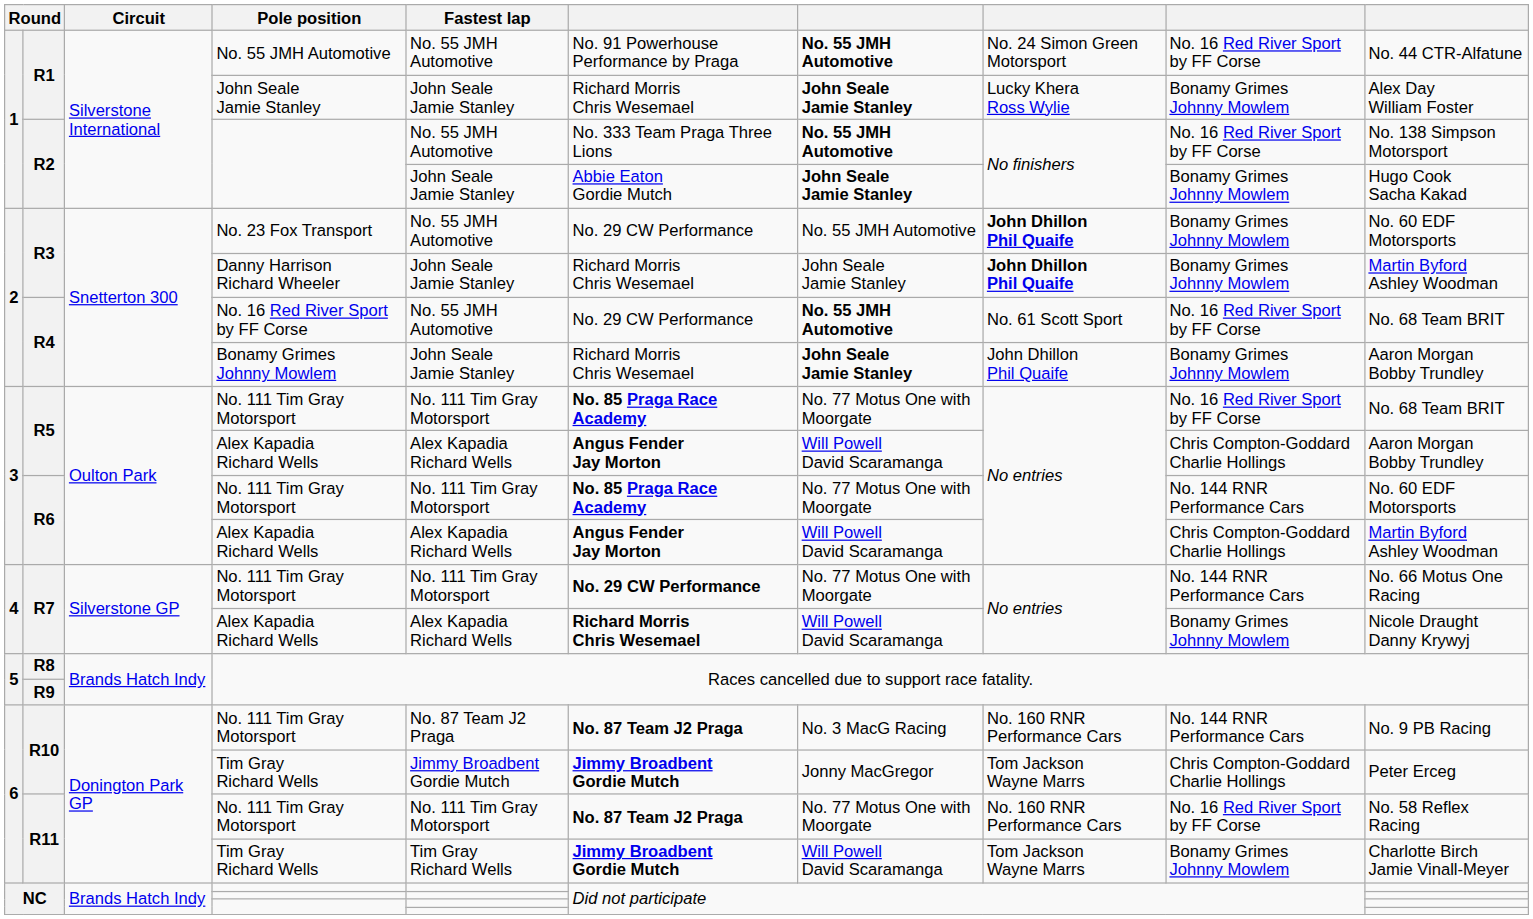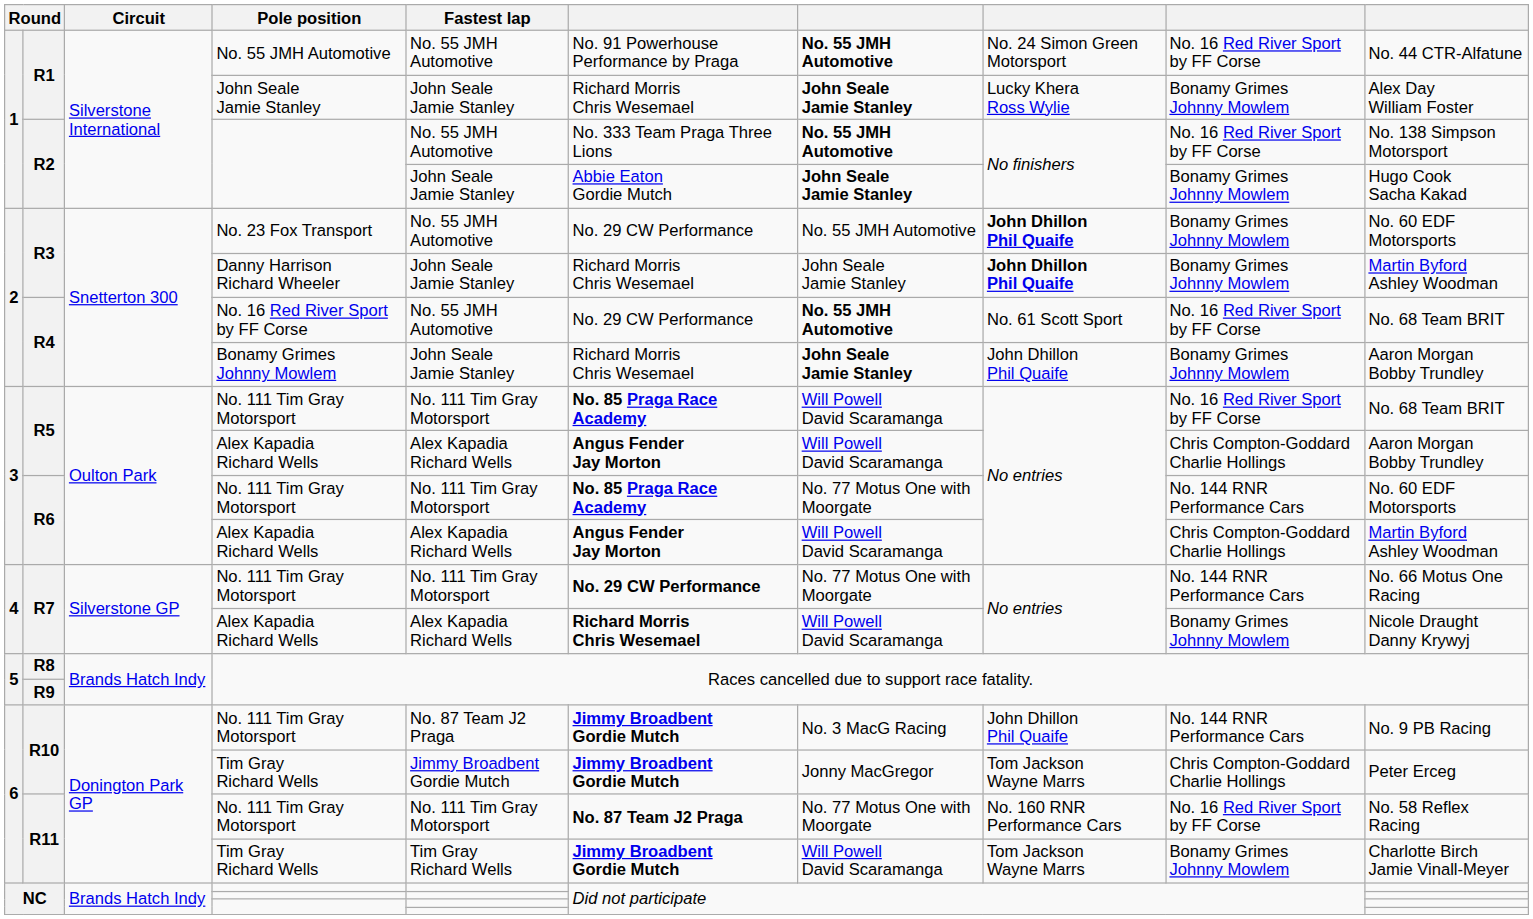(886, 408) No. 77 Motus One with Moorgate -> (872, 408) Will Powell David Scaramanga
(658, 727) No. 87 Team J2 Praga -> (643, 727) Jimmy Broadbent Gordie Mutch
(1054, 727) No. 160 RNR Performance Cars -> (1033, 727) John Dhillon Phil Quaife
